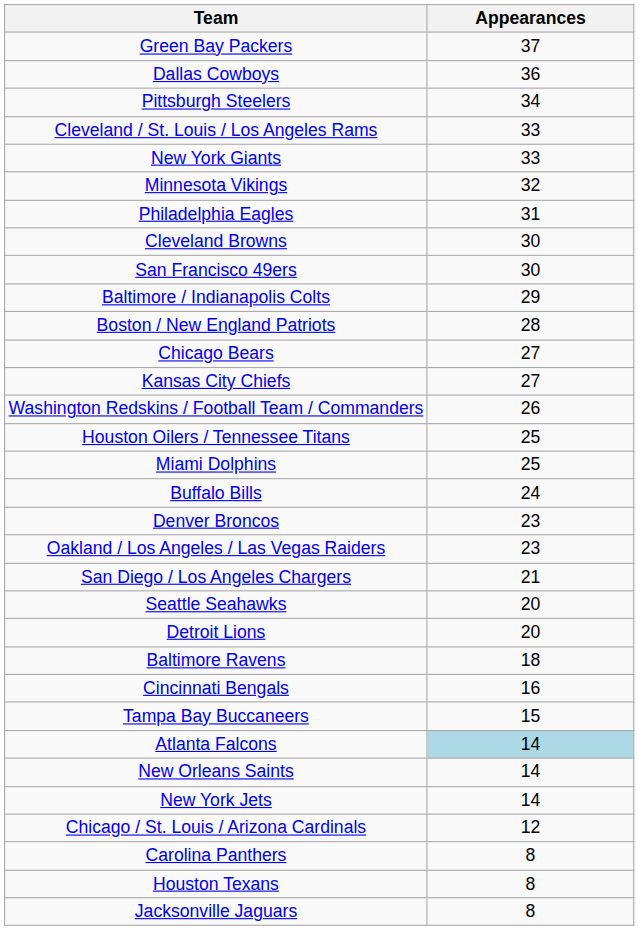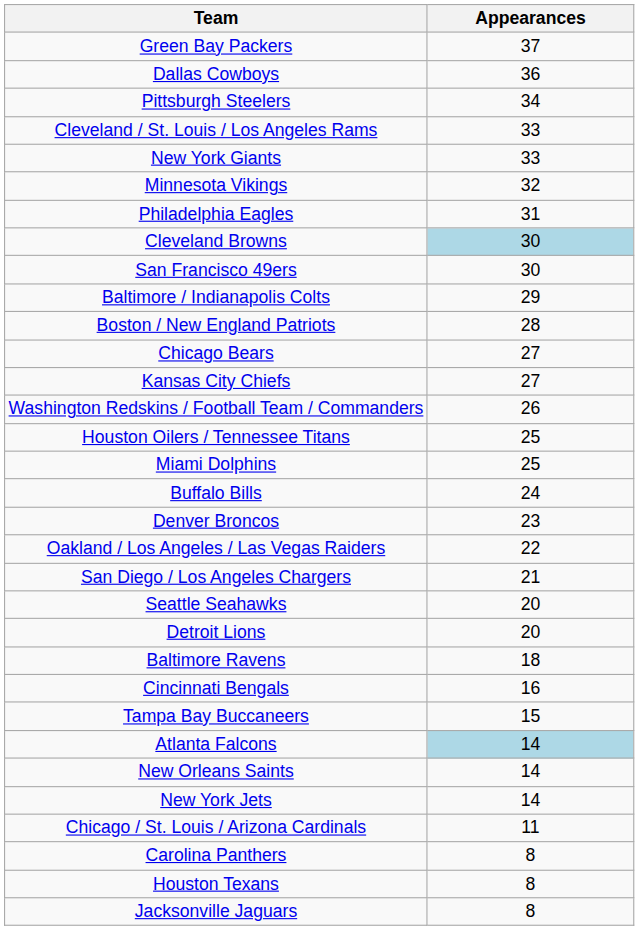(530, 241) no background -> (530, 241) lightblue background
(530, 548) 23 -> (530, 548) 22
(530, 827) 12 -> (530, 827) 11
